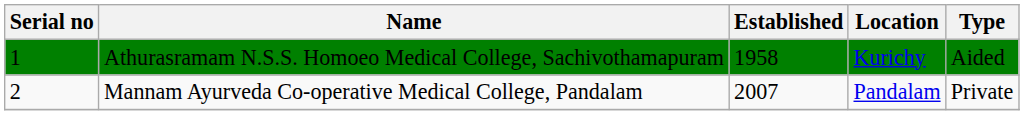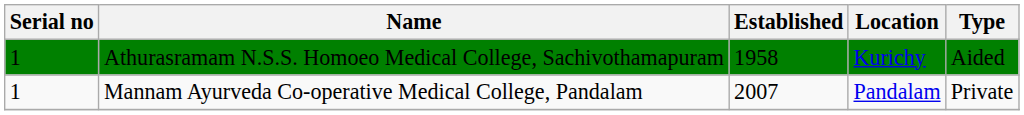(15, 92) 2 -> (15, 92) 1
